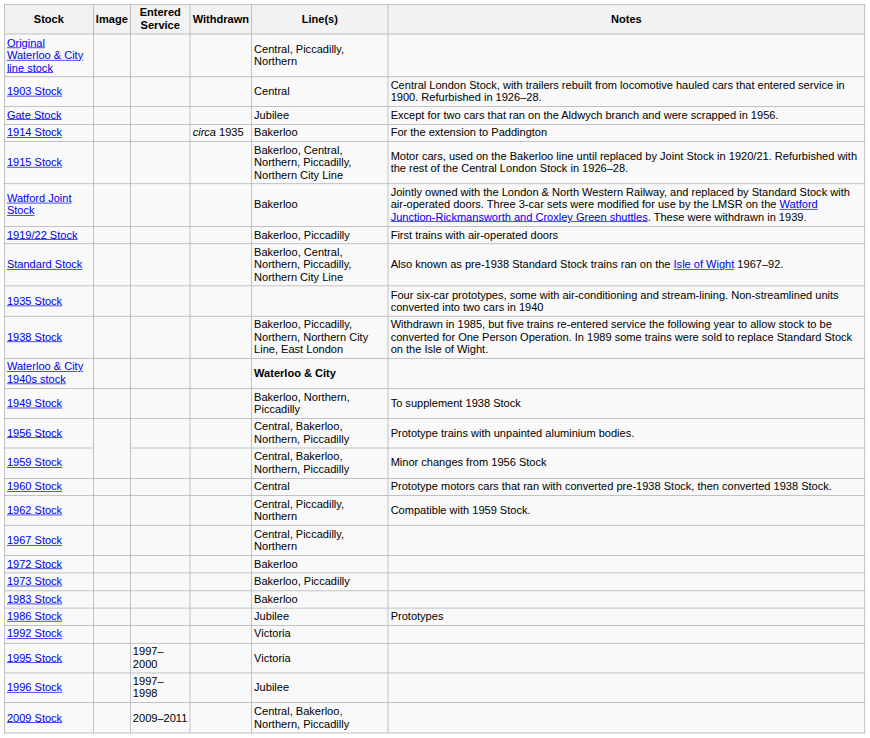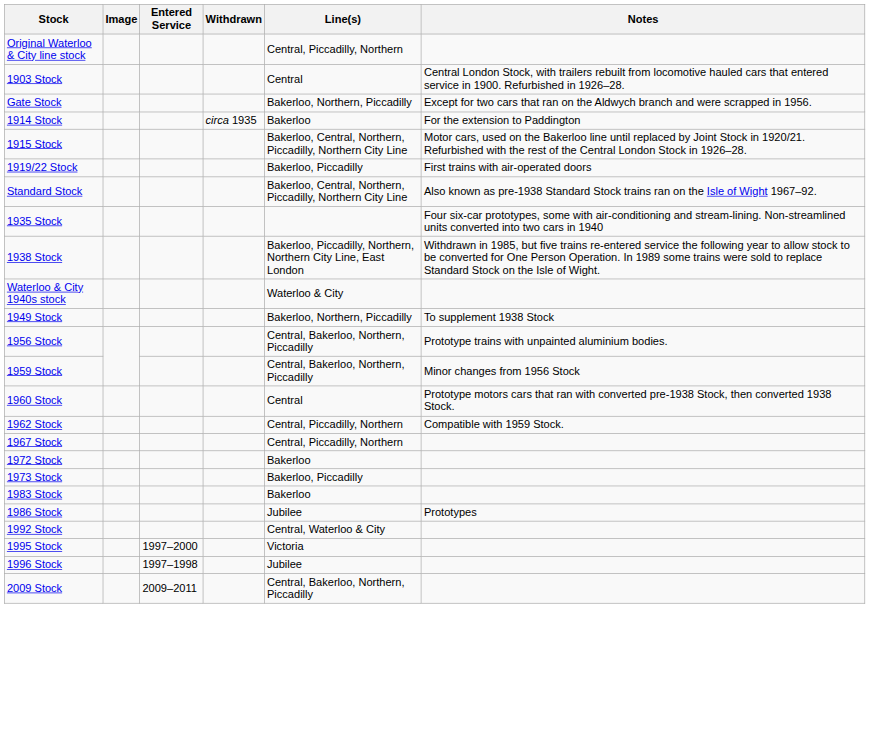(272, 115) Jubilee -> (339, 103) Bakerloo, Northern, Piccadilly
- row: (39, 205)
(295, 373) bold -> (305, 293) normal
(272, 634) Victoria -> (326, 529) Central, Waterloo & City
